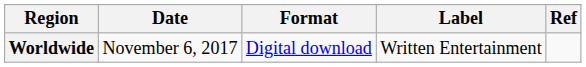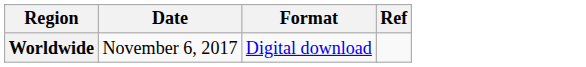- column: (461, 18)
